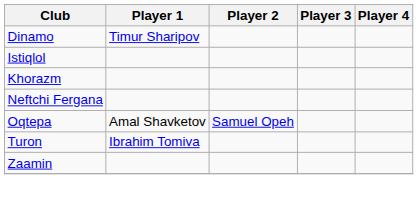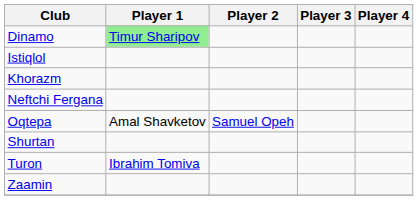(154, 37) no background -> (154, 37) lightgreen background
+ row: (31, 142)
